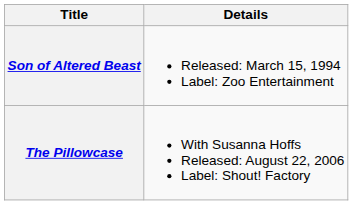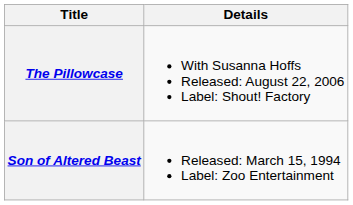rows swapped: (74, 65) <-> (74, 152)
